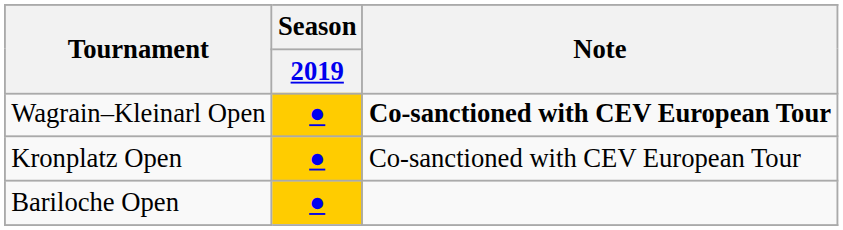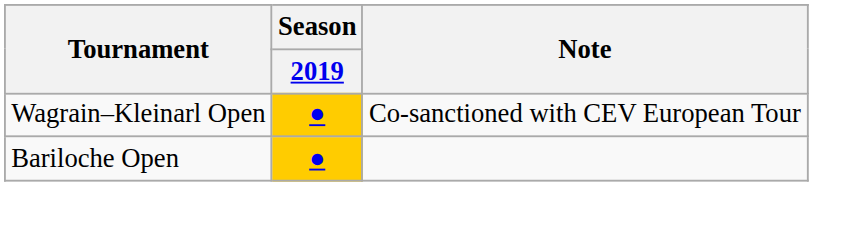(600, 114) bold -> (585, 114) normal
- row: (97, 158)
